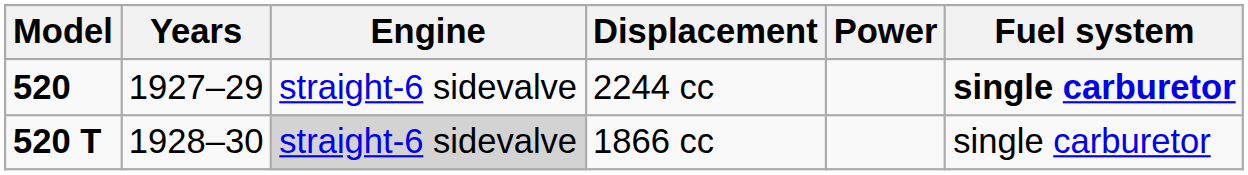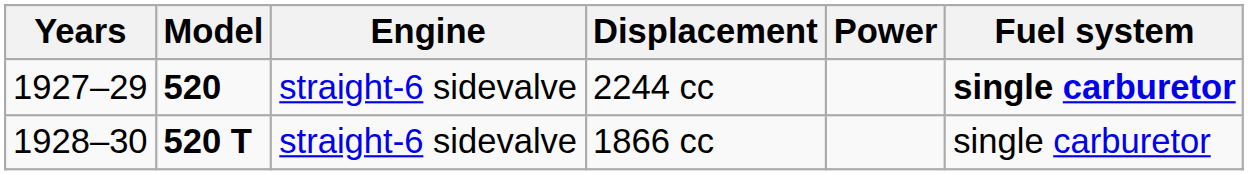columns swapped: (63, 31) <-> (196, 31)
(428, 141) lightgrey background -> (428, 141) no background
